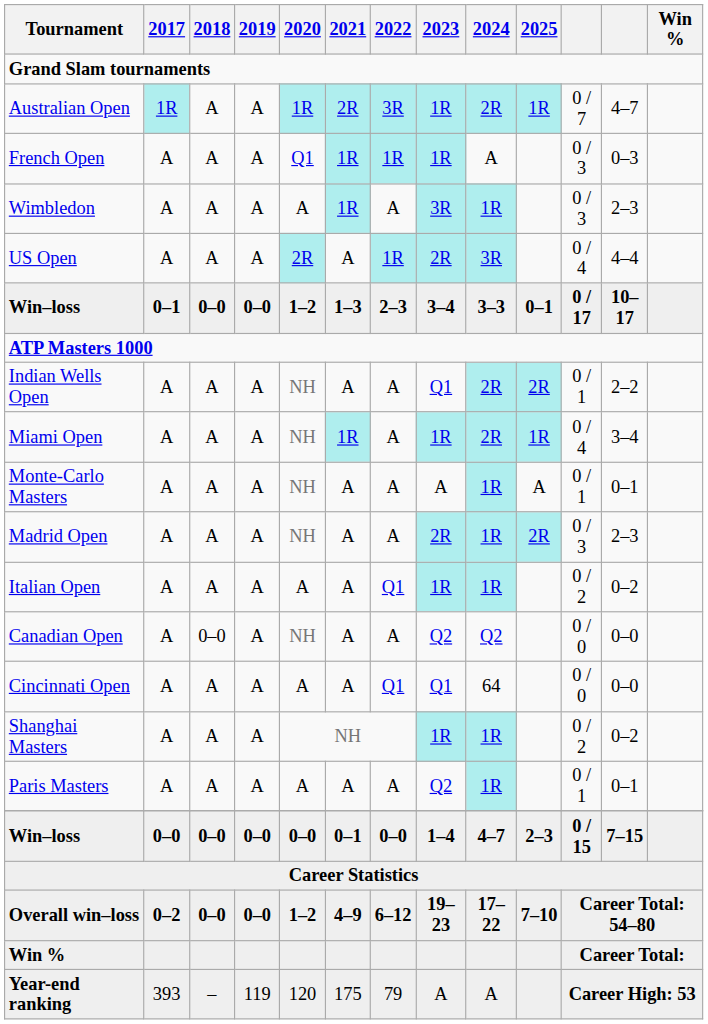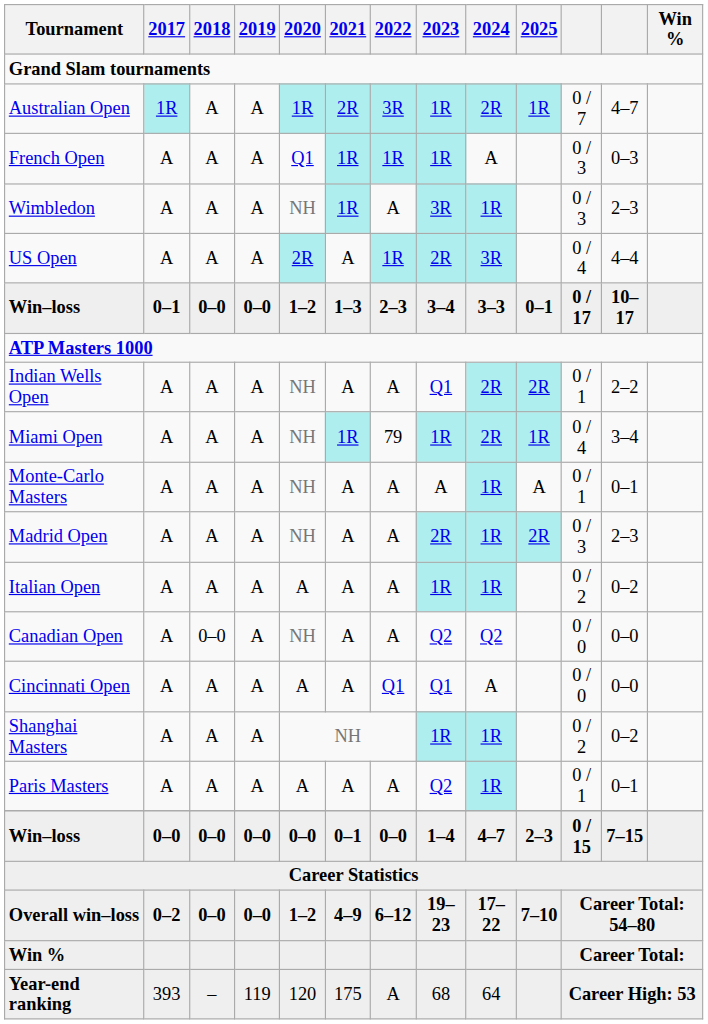(303, 208) A -> (303, 208) NH
(393, 436) A -> (393, 436) 79
(393, 586) Q1 -> (393, 586) A
(491, 686) 64 -> (491, 686) A
(393, 994) 79 -> (393, 994) A
(441, 994) A -> (441, 994) 68
(491, 994) A -> (491, 994) 64
